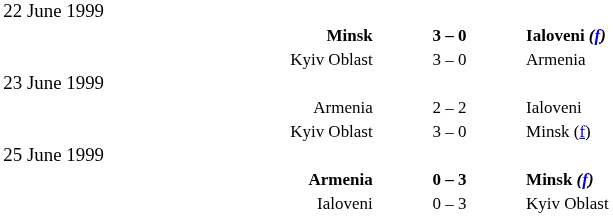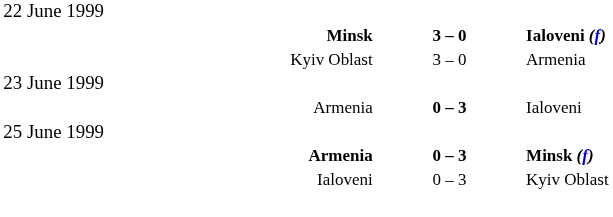(449, 107) 2 – 2 -> (449, 107) 0 – 3
- row: (331, 131)
